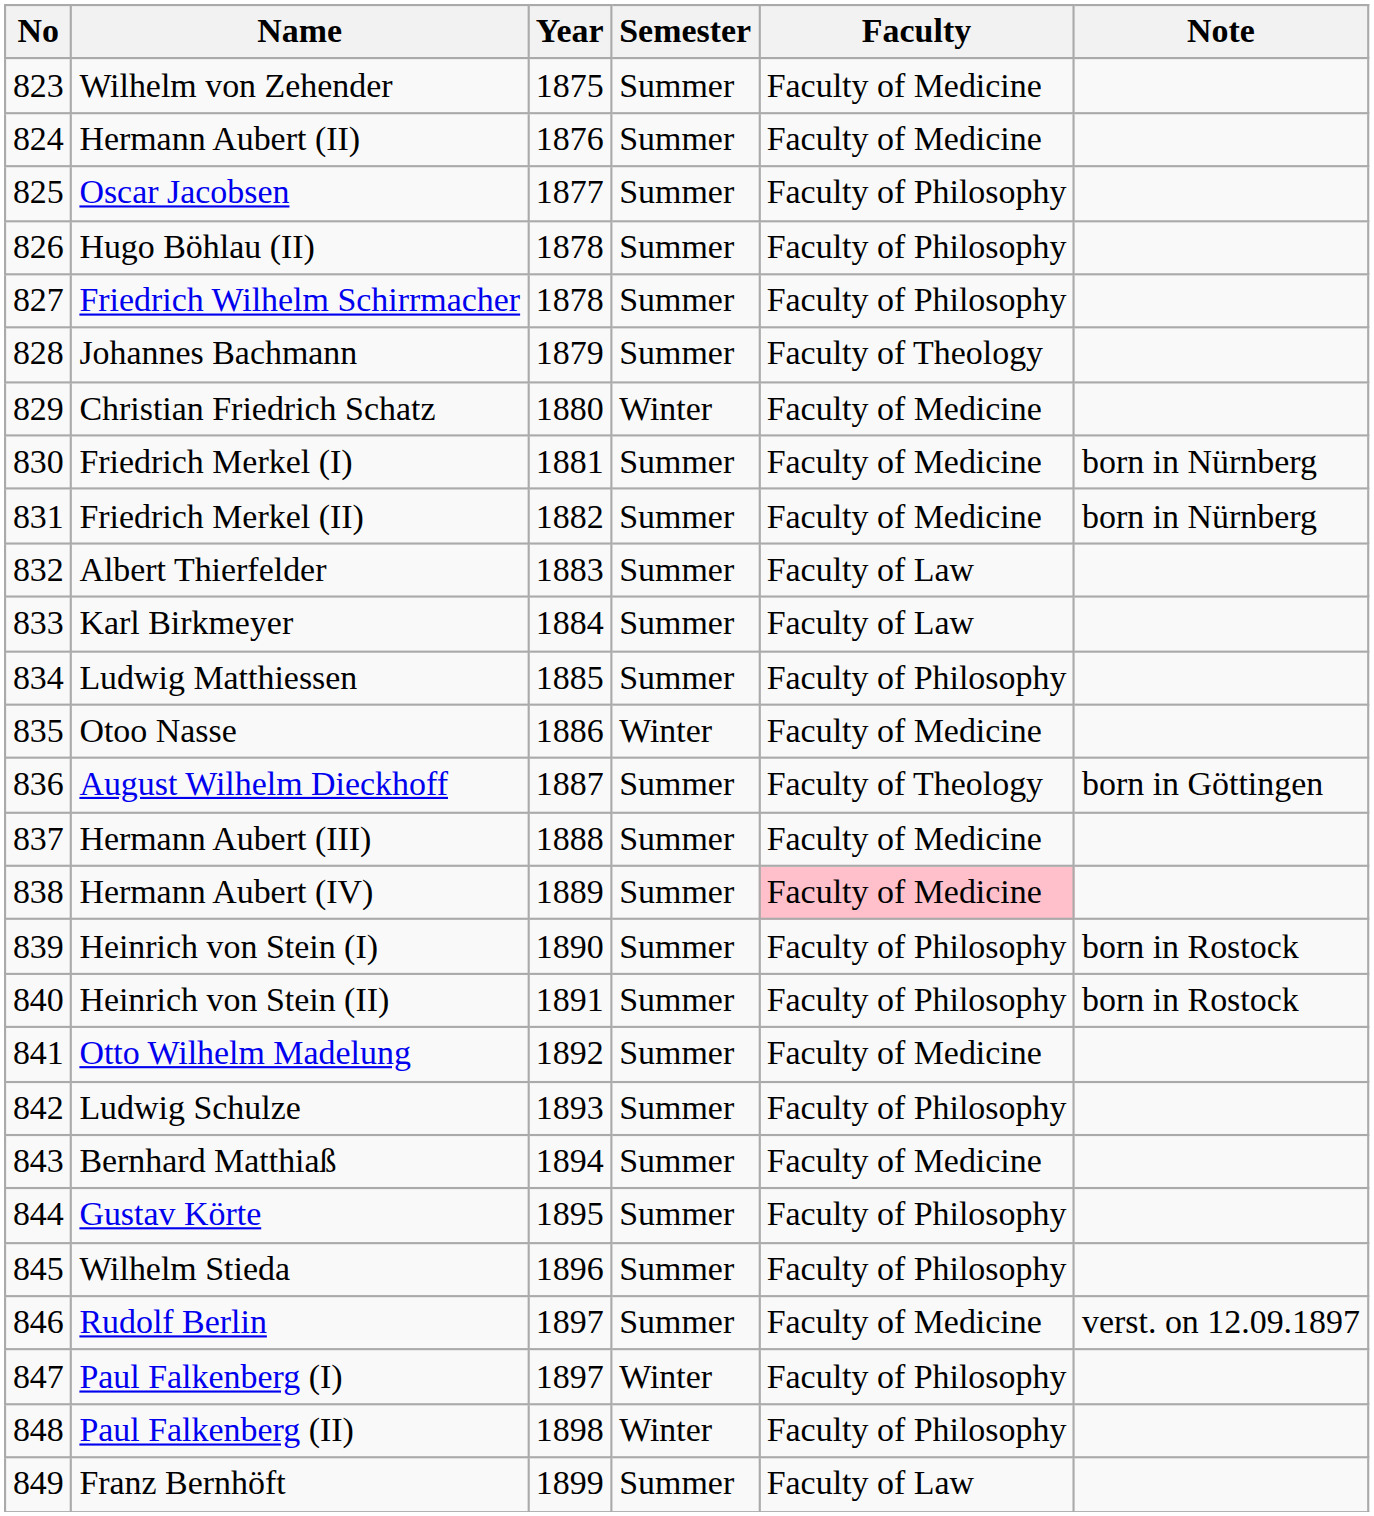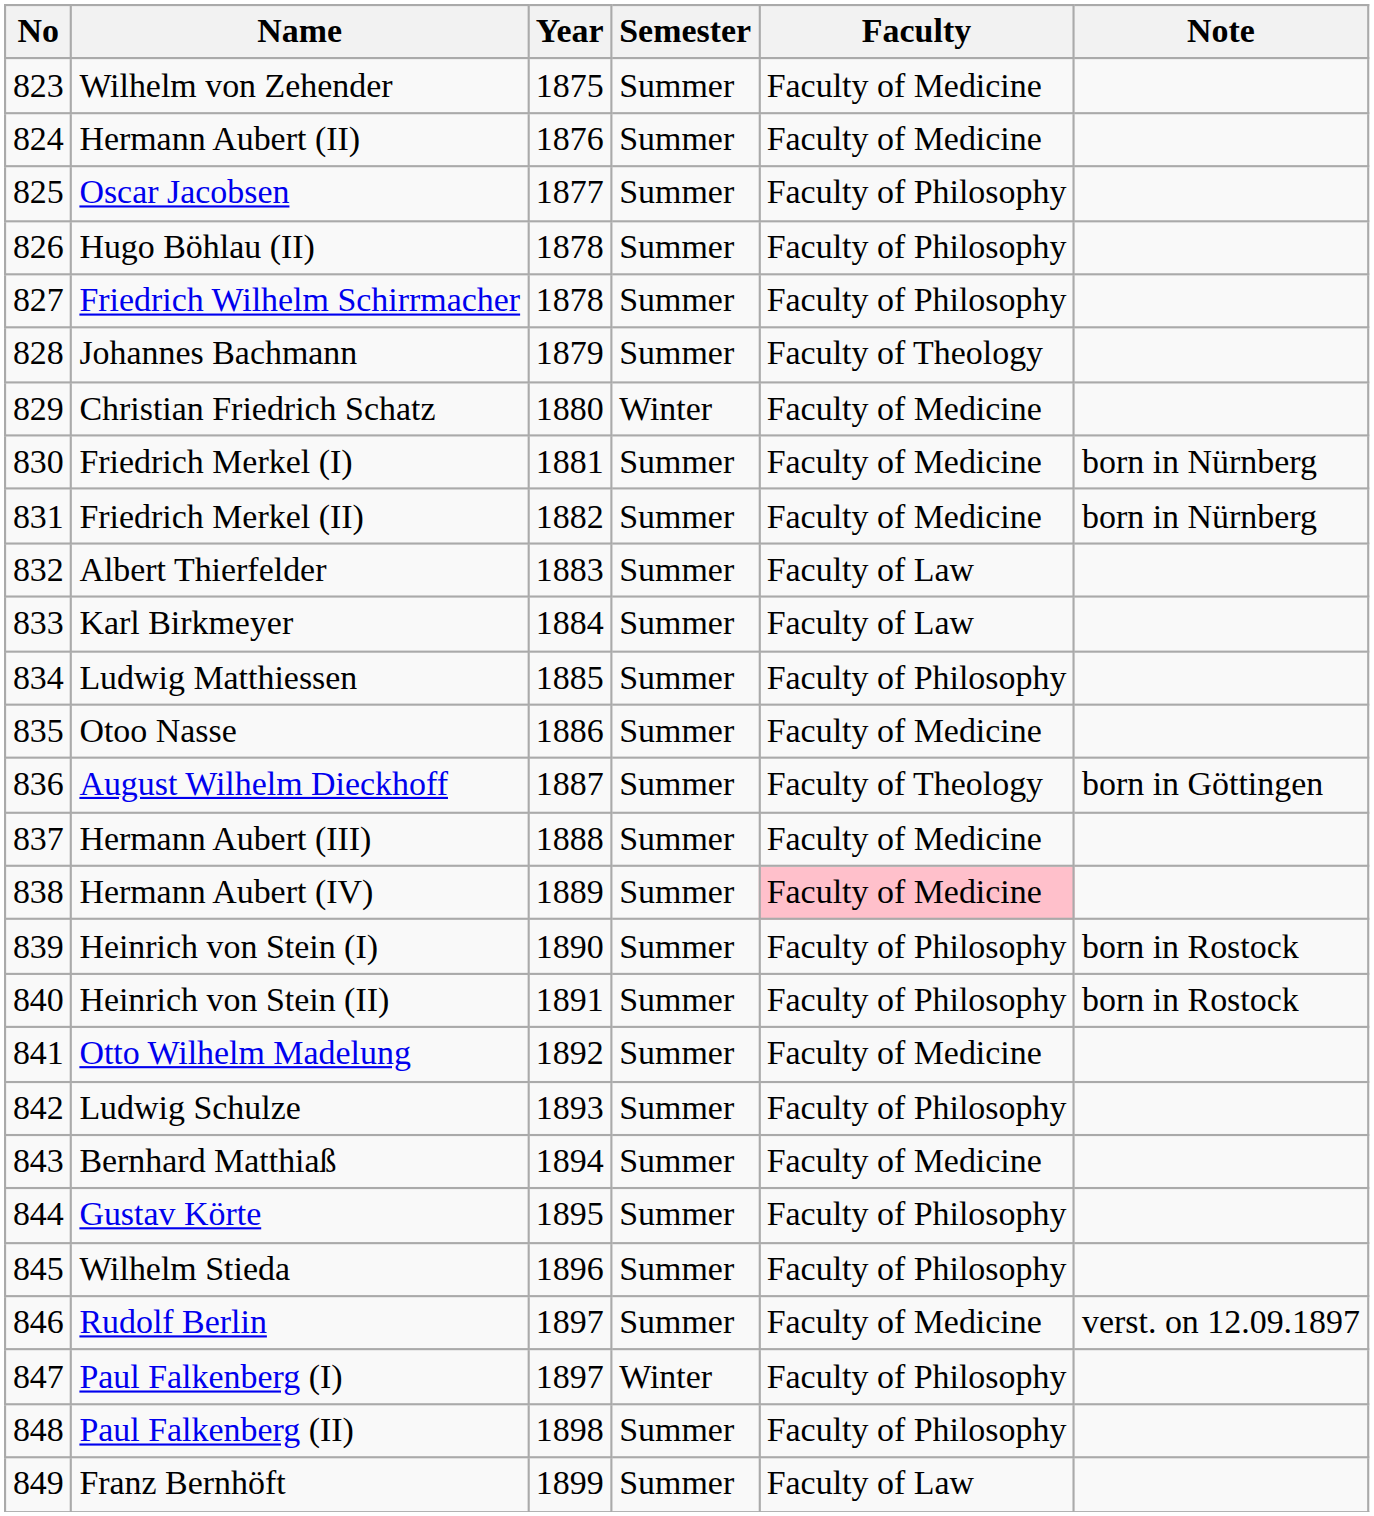(666, 730) Winter -> (677, 730) Summer
(666, 1430) Winter -> (677, 1430) Summer
